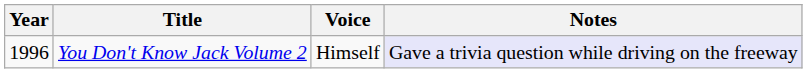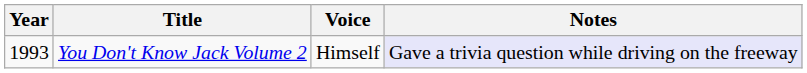(29, 51) 1996 -> (29, 51) 1993
